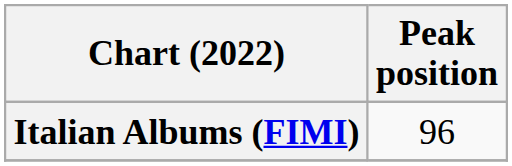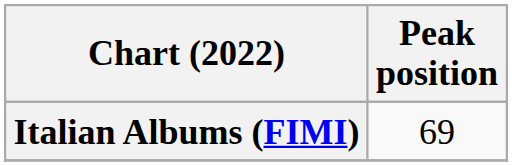(437, 130) 96 -> (437, 130) 69
